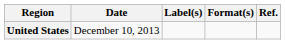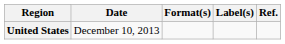columns swapped: (183, 13) <-> (231, 13)
